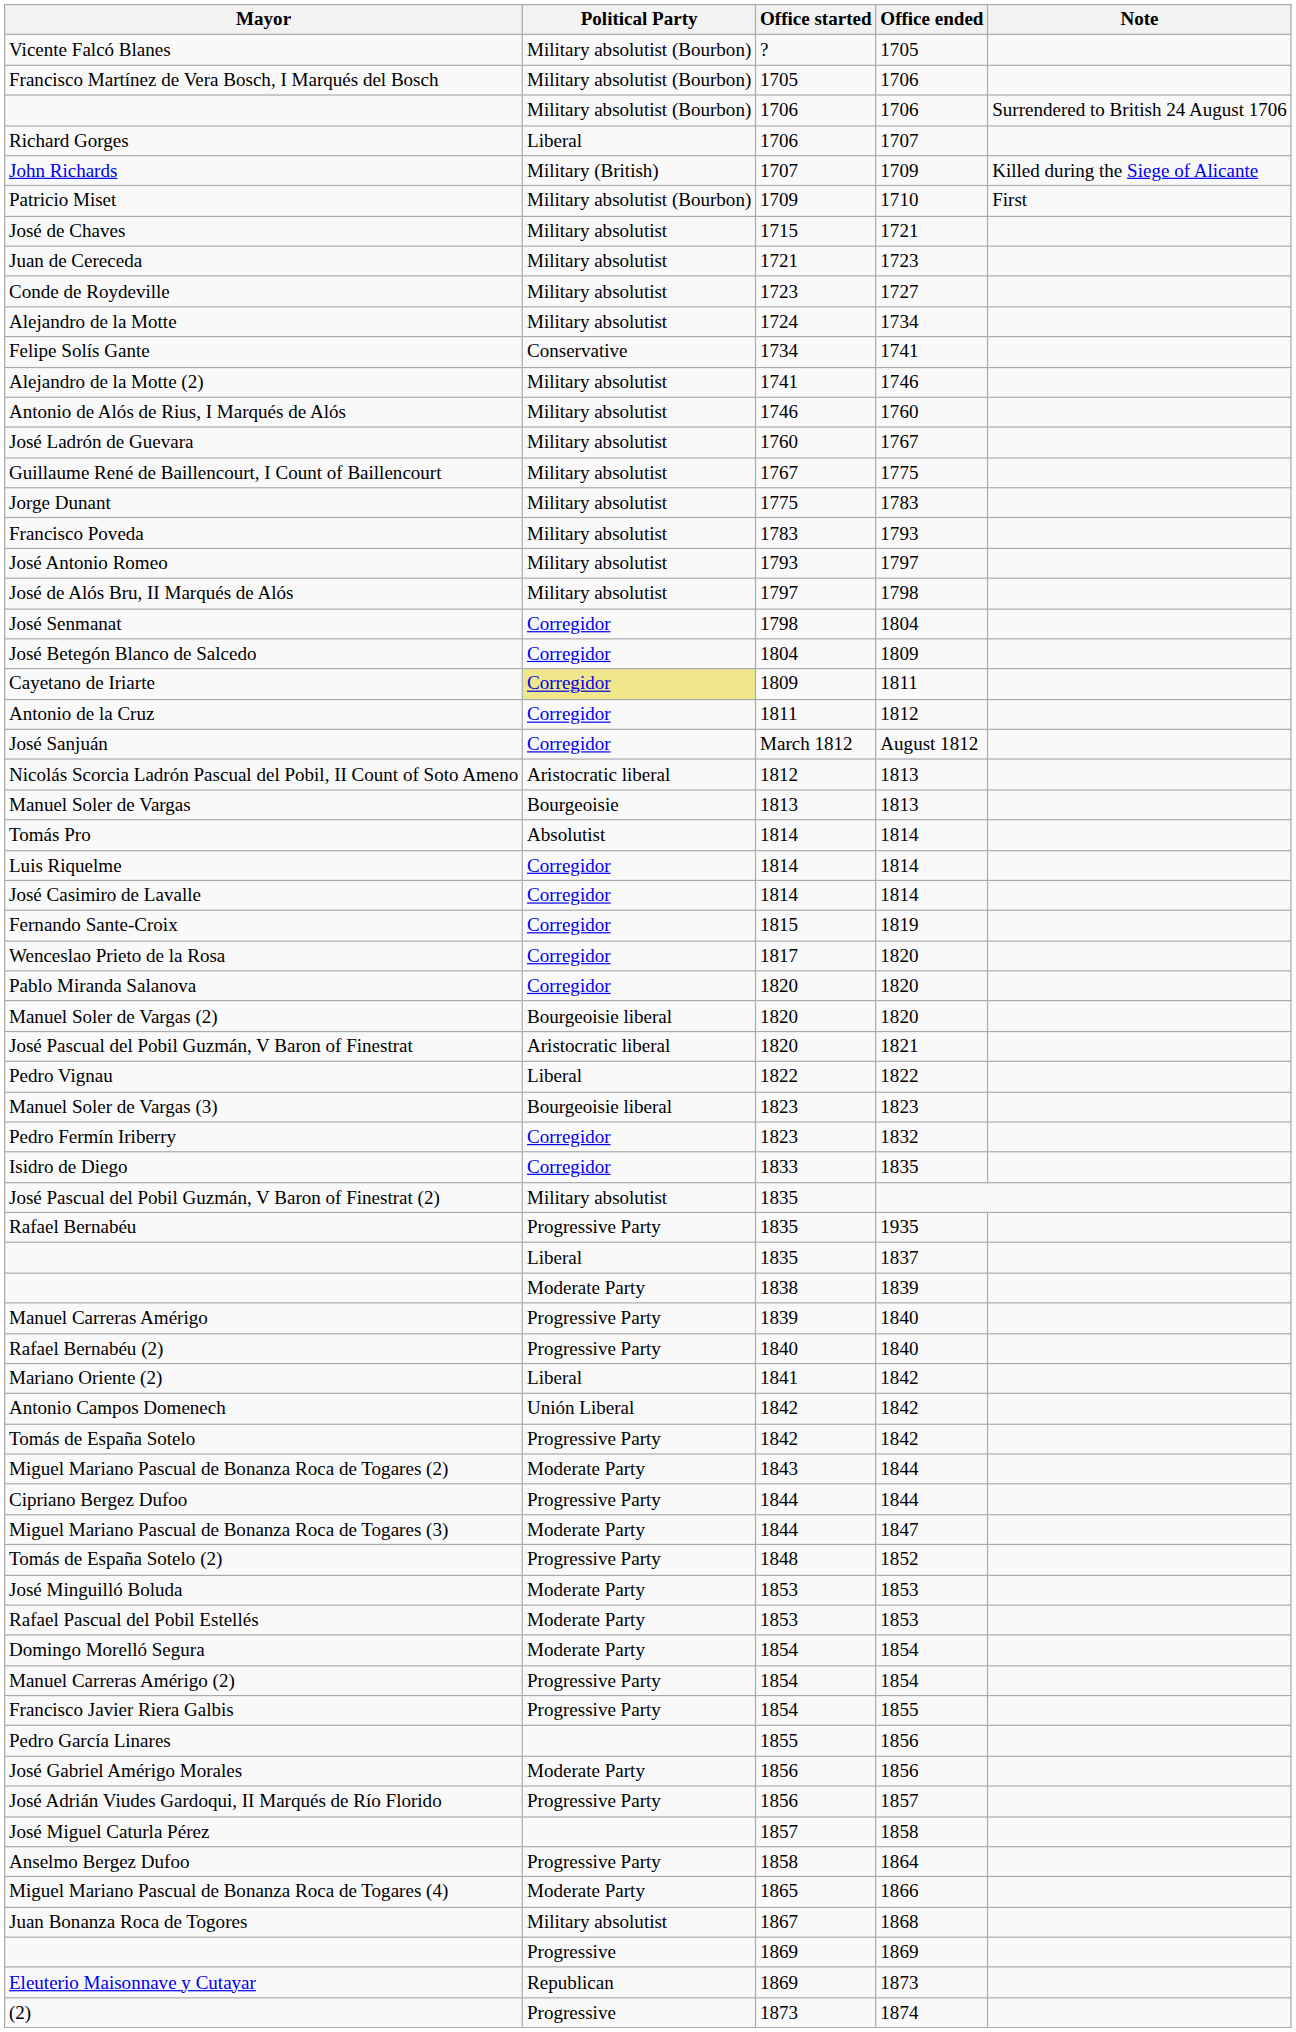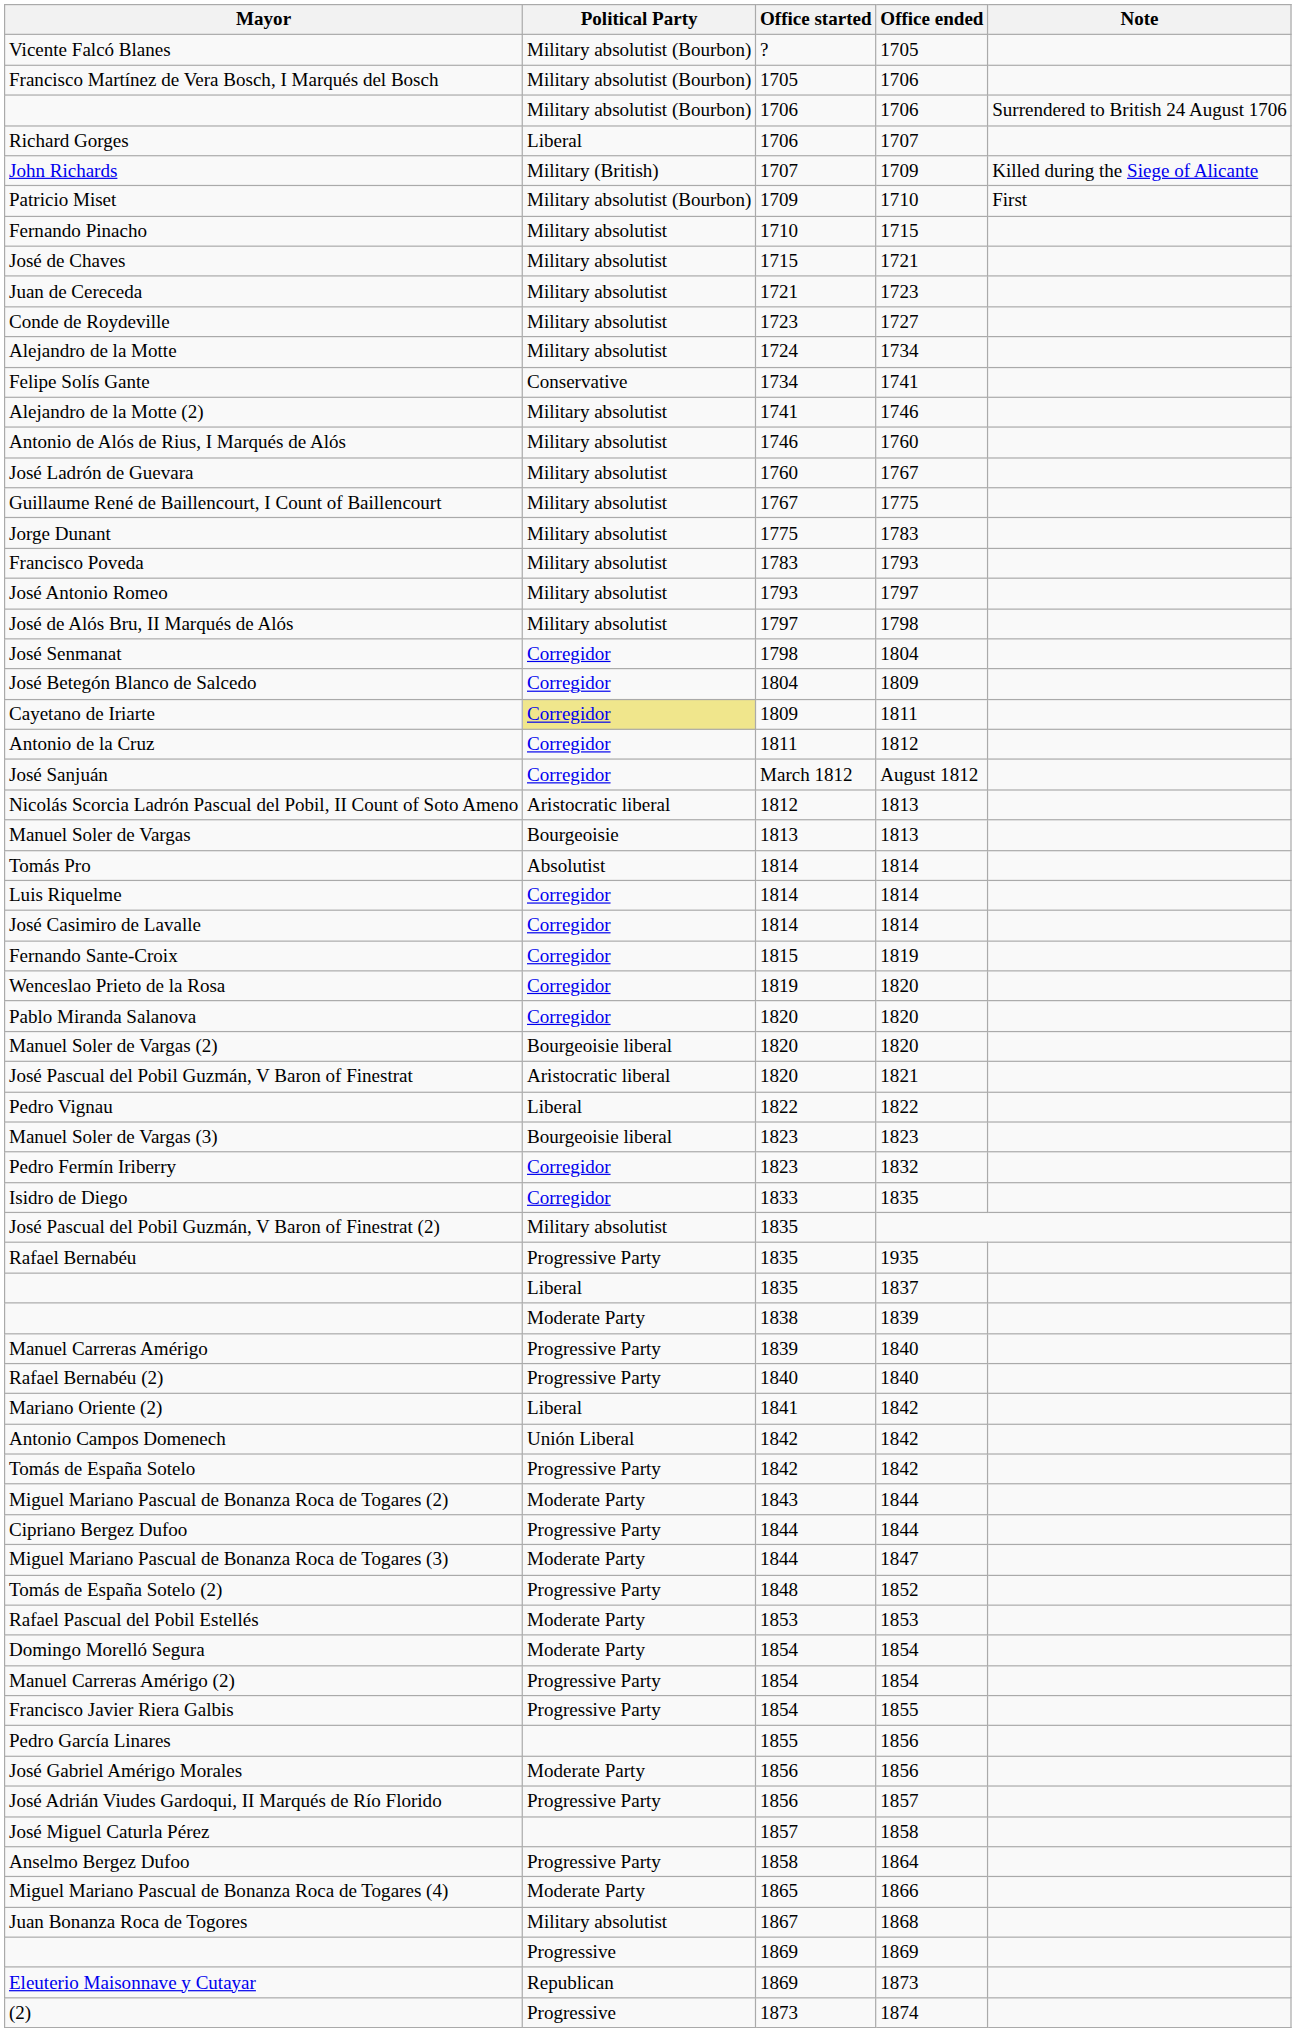+ row: (78, 230)
(779, 955) 1817 -> (779, 985) 1819
- row: (96, 1589)
